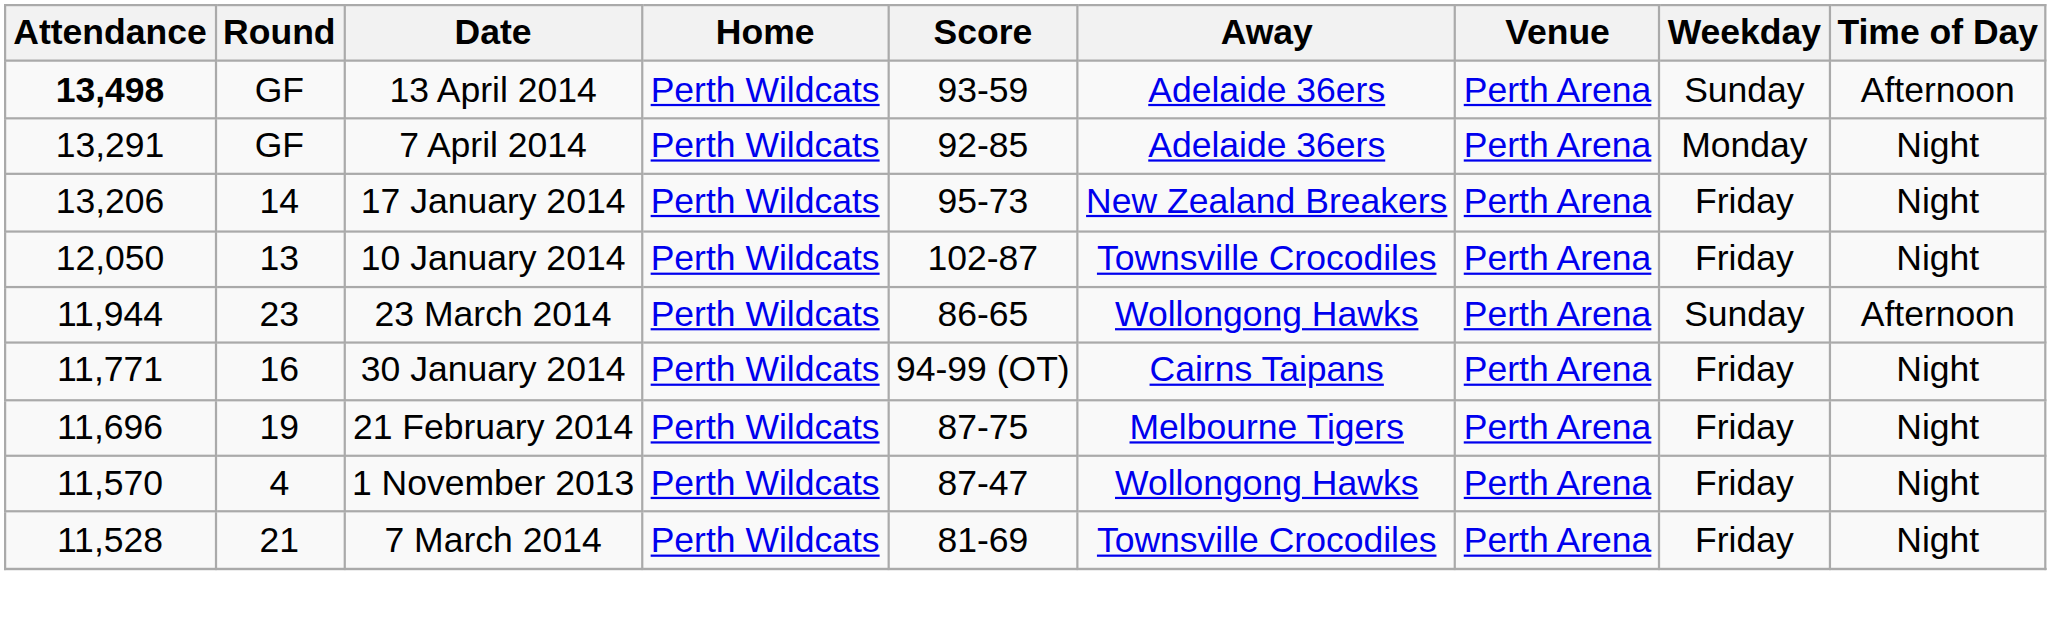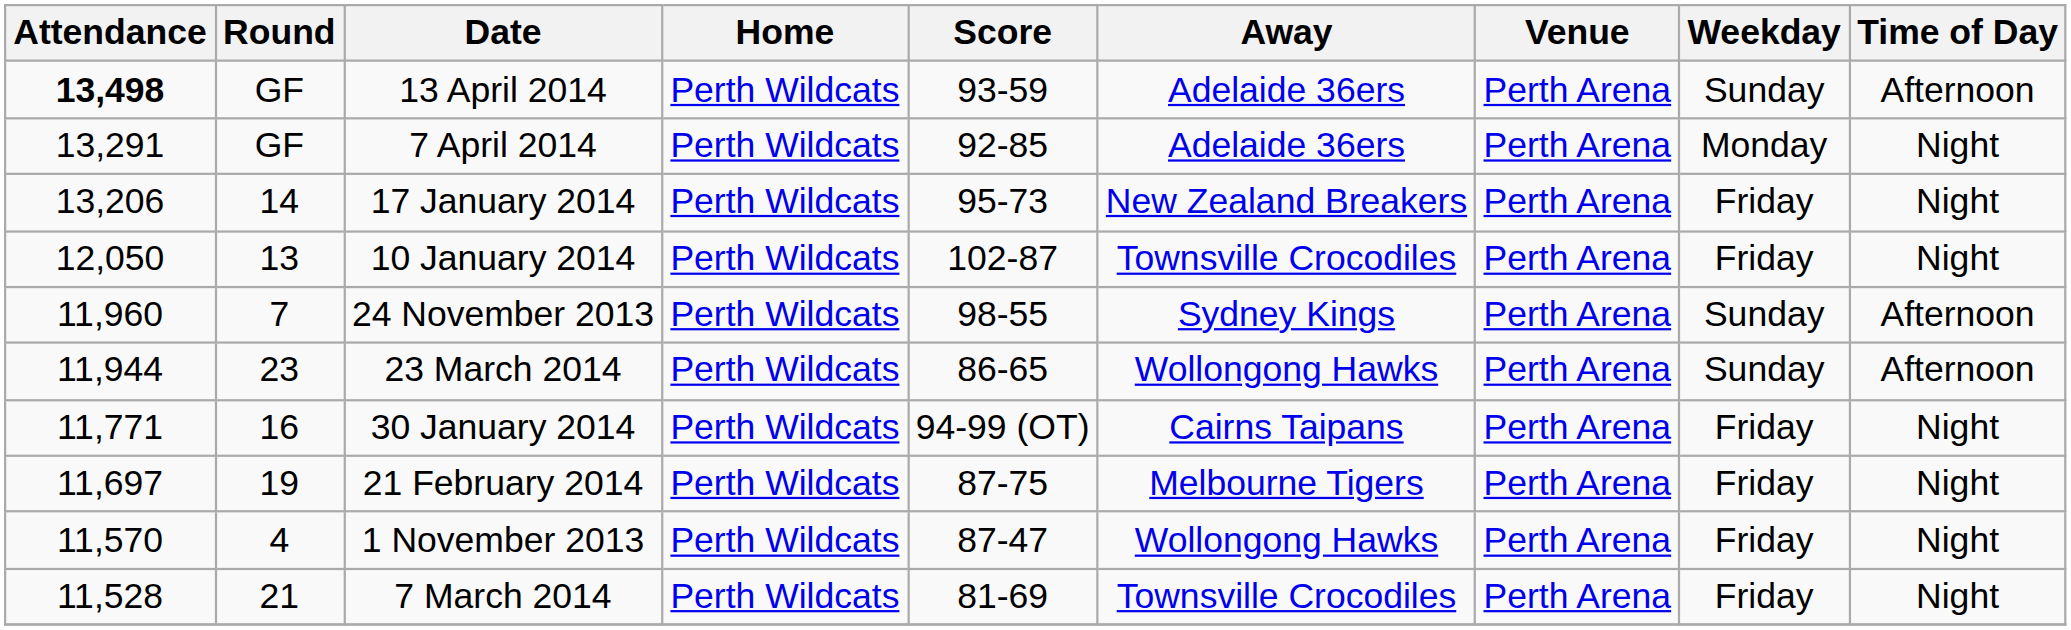+ row: (503, 314)
(110, 426) 11,696 -> (110, 483) 11,697
